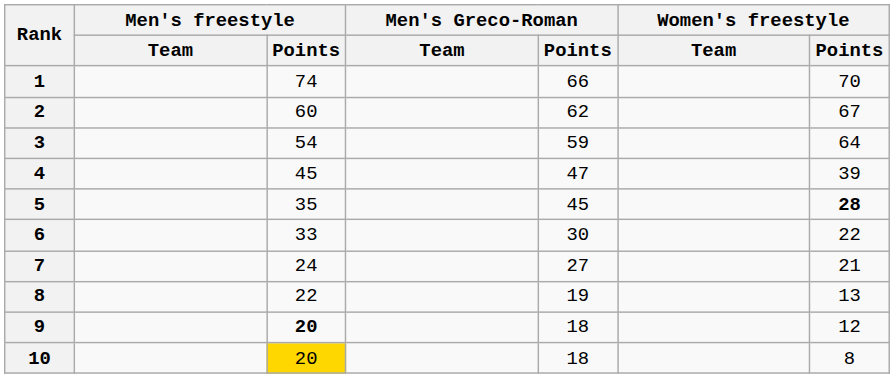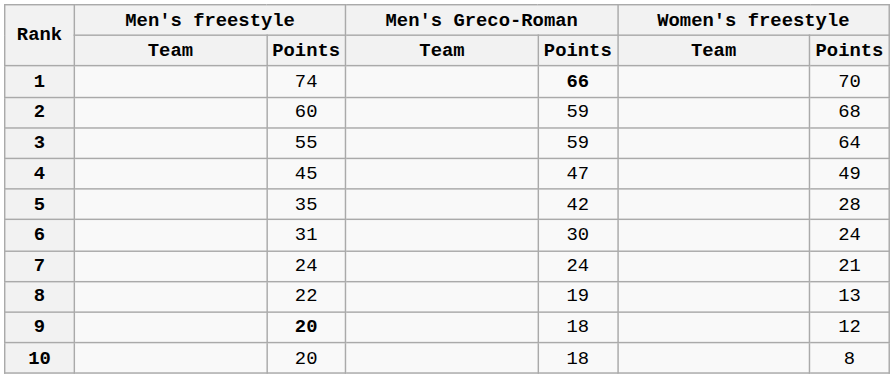(578, 82) normal -> (578, 82) bold
(578, 112) 62 -> (578, 112) 59
(849, 112) 67 -> (849, 112) 68
(306, 143) 54 -> (306, 143) 55
(849, 174) 39 -> (849, 174) 49
(578, 204) 45 -> (578, 204) 42
(849, 204) bold -> (849, 204) normal
(306, 235) 33 -> (306, 235) 31
(849, 235) 22 -> (849, 235) 24
(578, 266) 27 -> (578, 266) 24
(306, 358) gold background -> (306, 358) no background
